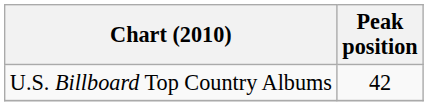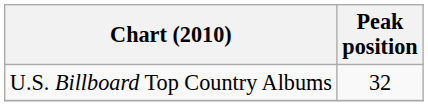(380, 82) 42 -> (380, 82) 32
